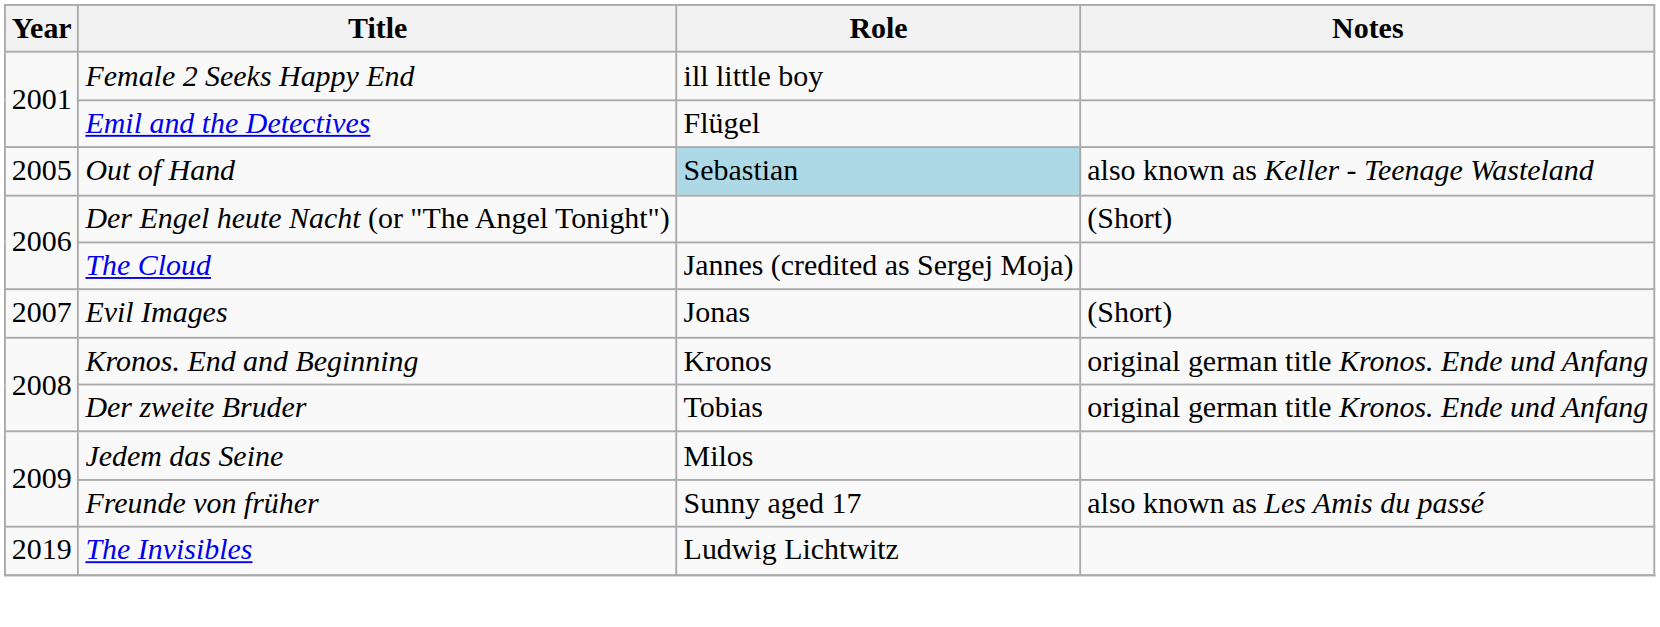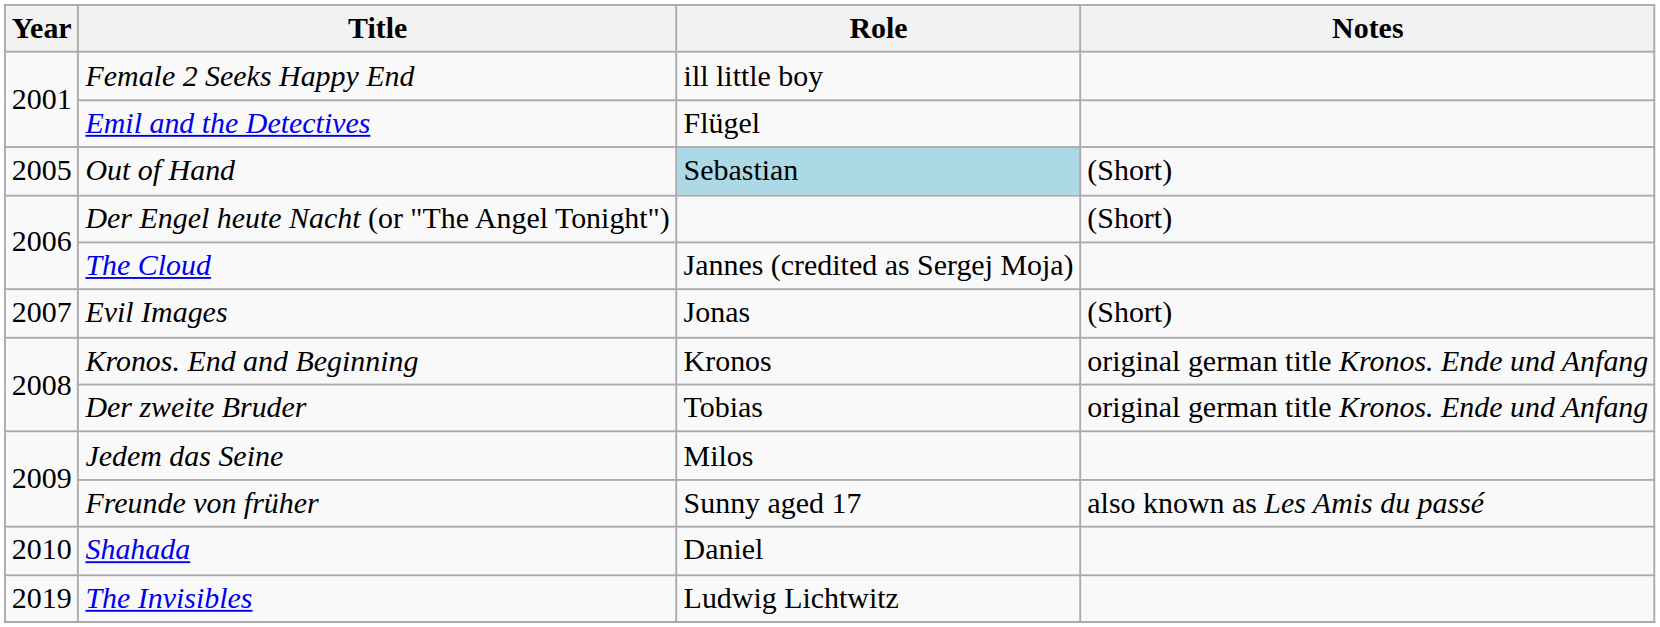(1341, 170) also known as Keller - Teenage Wasteland -> (1130, 170) (Short)
+ row: (138, 550)
